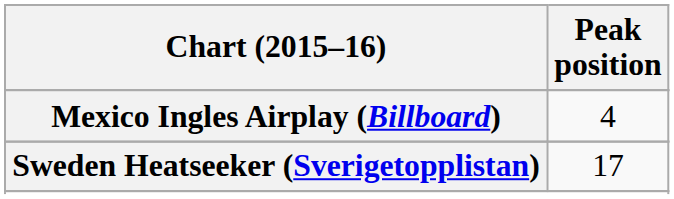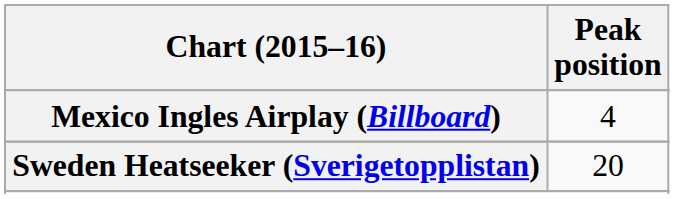(608, 165) 17 -> (608, 165) 20
